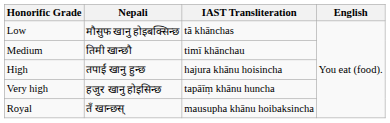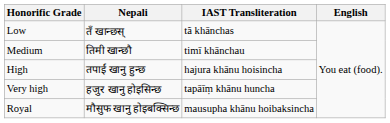(133, 31) मौसुफ खानु होइबक्सिन्छ -> (105, 31) तँ खान्छस्
(105, 109) तँ खान्छस् -> (133, 109) मौसुफ खानु होइबक्सिन्छ
